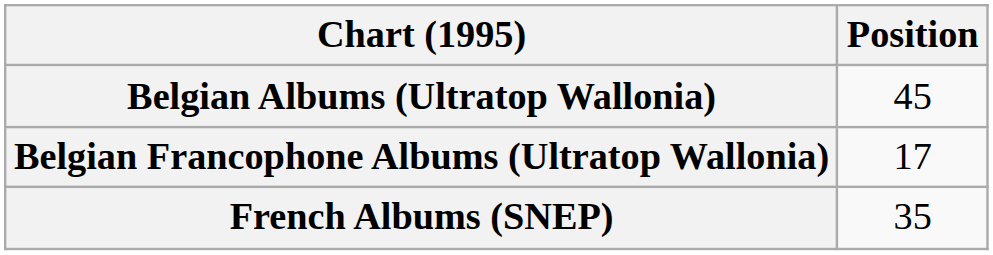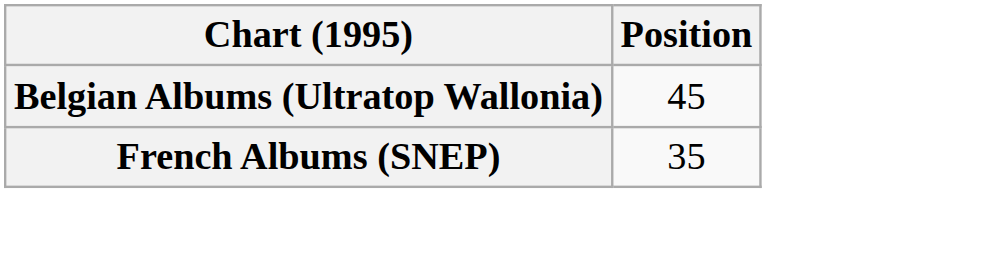- row: (422, 156)
